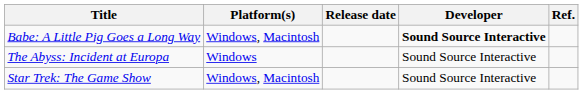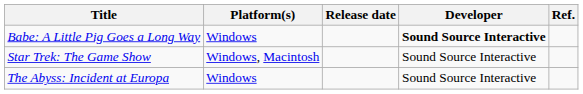(263, 36) Windows, Macintosh -> (231, 36) Windows
rows swapped: (79, 78) <-> (88, 57)
